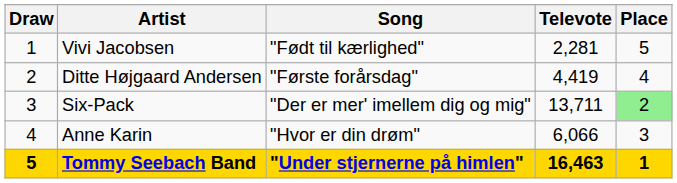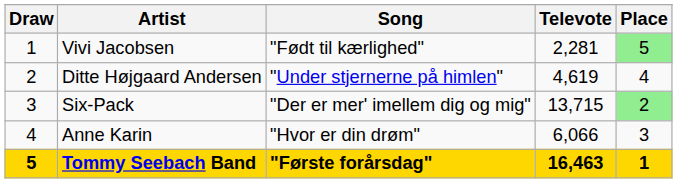(644, 47) no background -> (644, 47) lightgreen background
(344, 76) "Første forårsdag" -> (387, 76) "Under stjernerne på himlen"
(576, 76) 4,419 -> (576, 76) 4,619
(576, 105) 13,711 -> (576, 105) 13,715
(397, 163) "Under stjernerne på himlen" -> (351, 163) "Første forårsdag"
